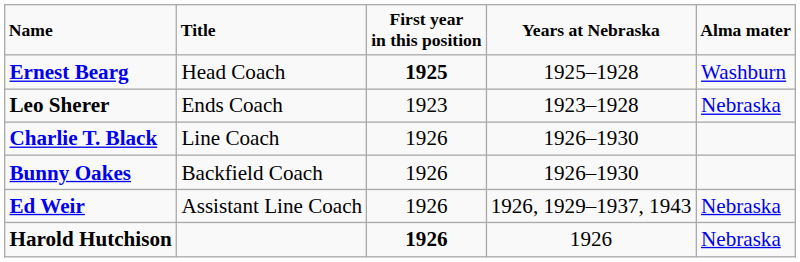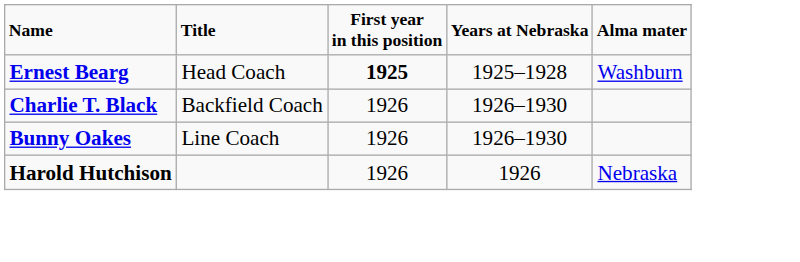- row: (59, 105)
(230, 138) Line Coach -> (252, 105) Backfield Coach
(252, 172) Backfield Coach -> (230, 138) Line Coach
- row: (47, 205)
(426, 239) bold -> (387, 172) normal
